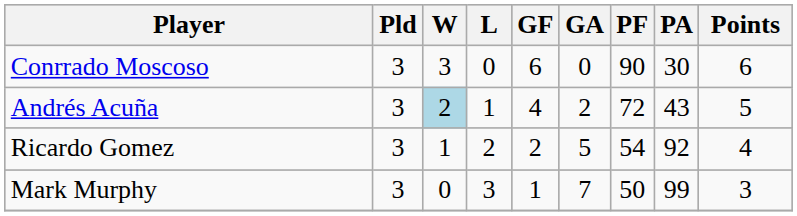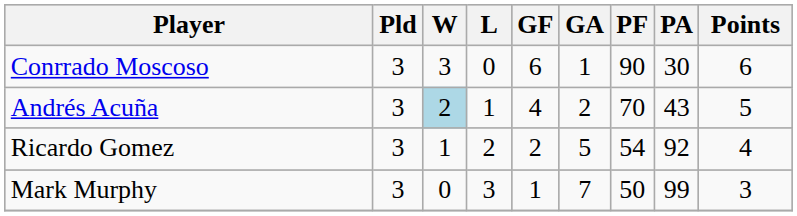(585, 66) 0 -> (585, 66) 1
(632, 107) 72 -> (632, 107) 70
